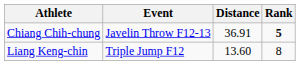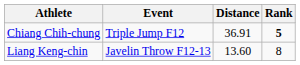(158, 32) Javelin Throw F12-13 -> (145, 32) Triple Jump F12
(145, 51) Triple Jump F12 -> (158, 51) Javelin Throw F12-13
